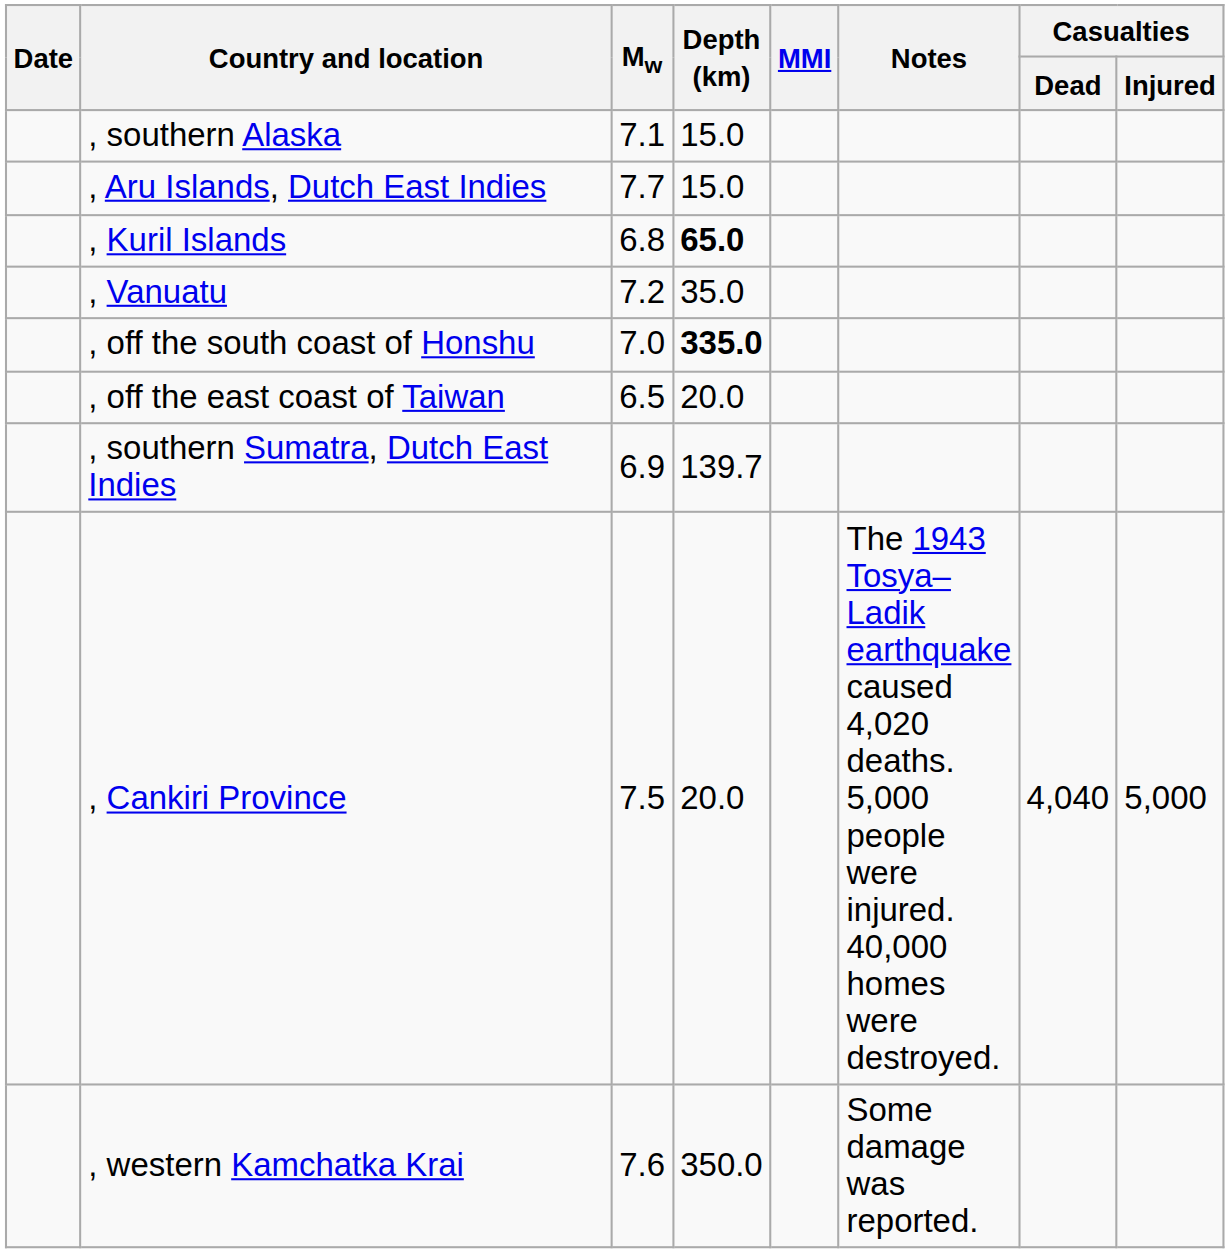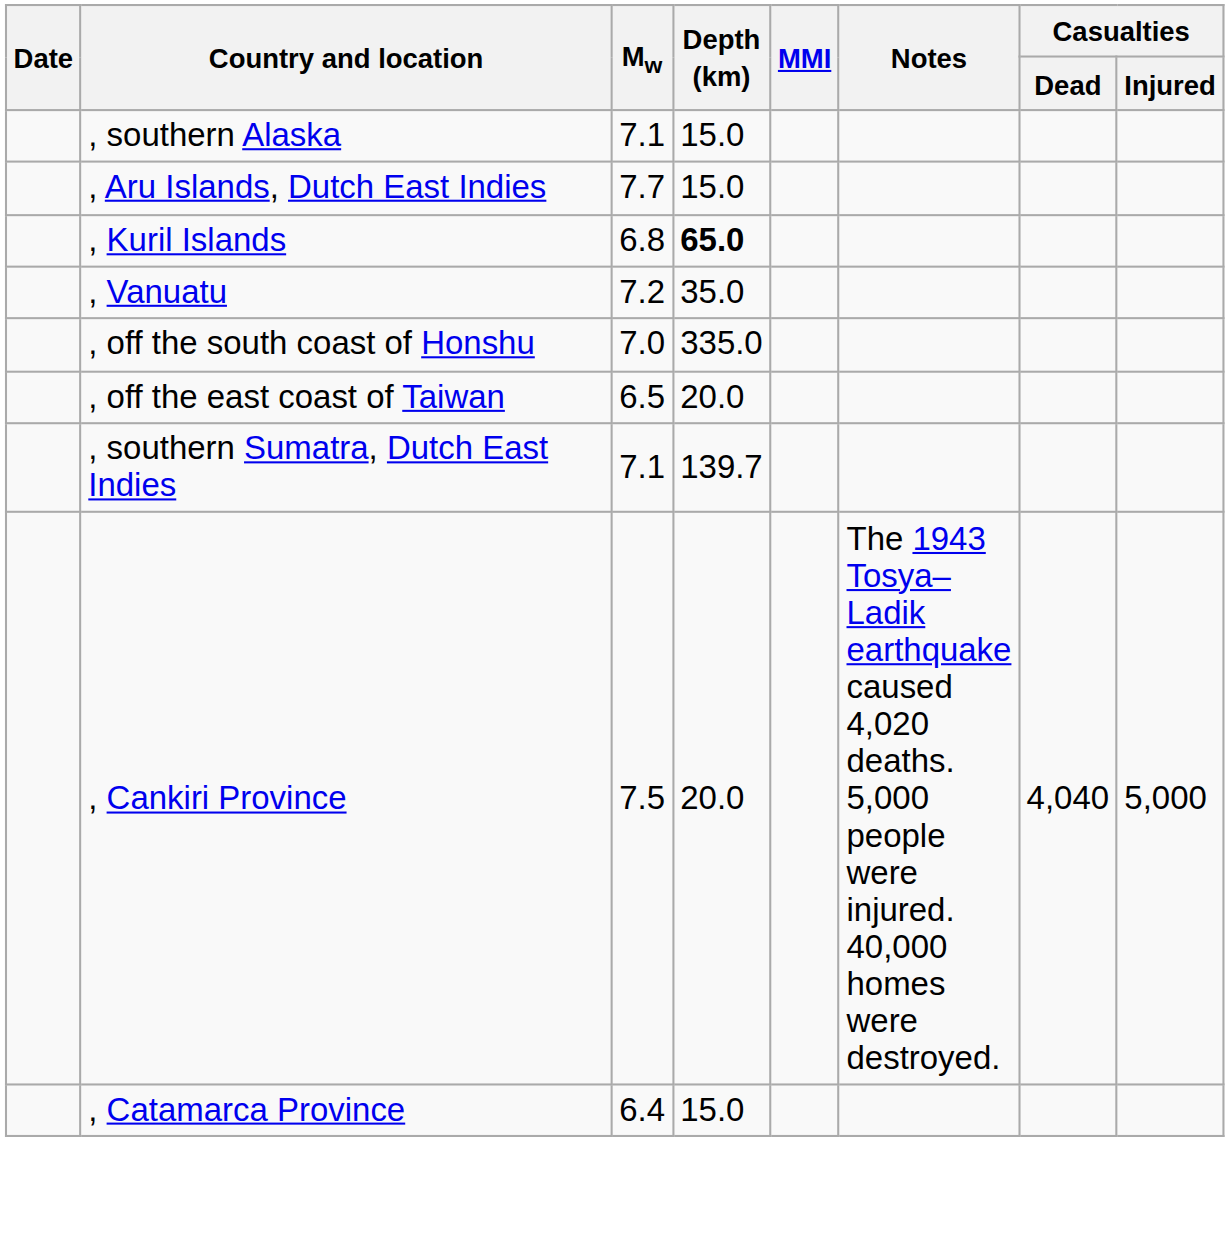(721, 344) bold -> (721, 344) normal
(642, 467) 6.9 -> (642, 467) 7.1
- row: (276, 1165)
+ row: (247, 1109)
